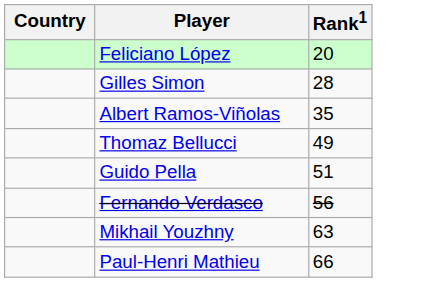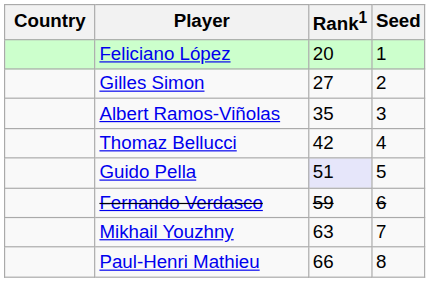+ column: (398, 21)
(323, 83) 28 -> (323, 83) 27
(323, 143) 49 -> (323, 143) 42
(323, 172) no background -> (323, 172) lavender background
(323, 202) 56 -> (323, 202) 59
